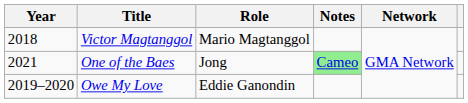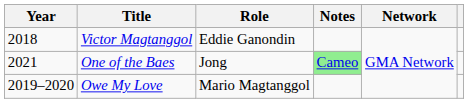(254, 39) Mario Magtanggol -> (247, 39) Eddie Ganondin
(247, 86) Eddie Ganondin -> (254, 86) Mario Magtanggol
